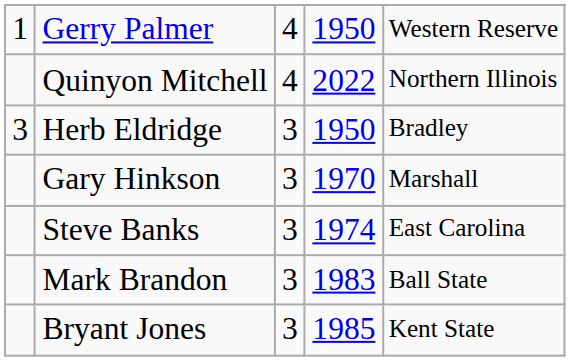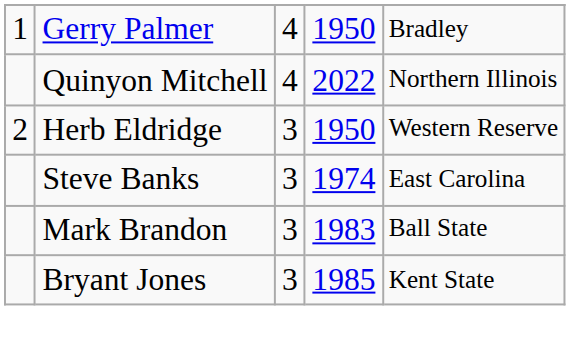(473, 29) Western Reserve -> (429, 29) Bradley
(20, 129) 3 -> (20, 129) 2
(429, 129) Bradley -> (473, 129) Western Reserve
- row: (131, 179)
